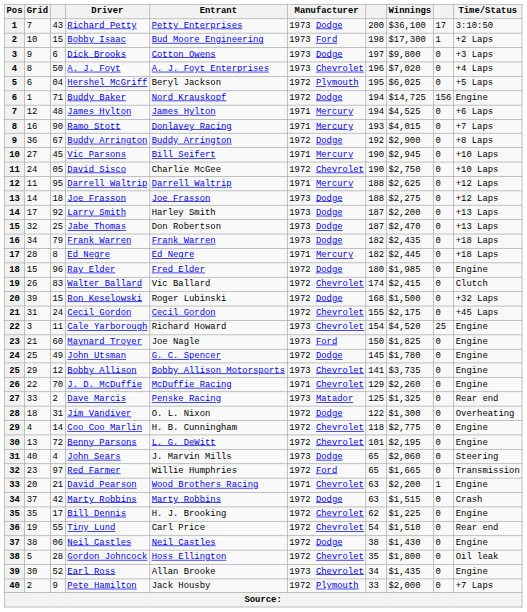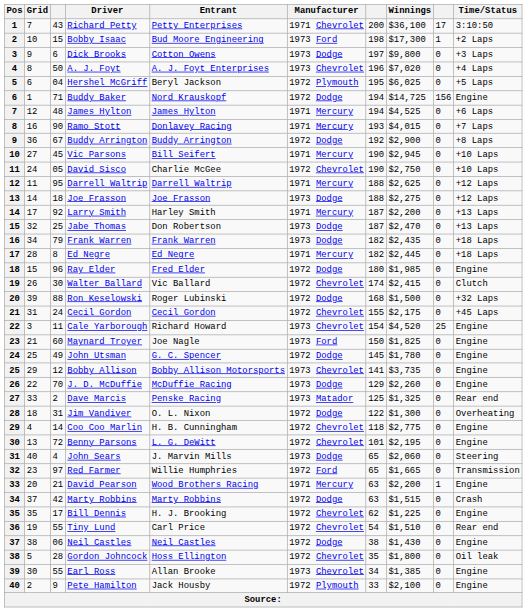(316, 26) 1973 Dodge -> (327, 26) 1971 Chevrolet
(316, 213) 1973 Dodge -> (321, 213) 1971 Mercury
(58, 285) 83 -> (58, 285) 30
(58, 299) 15 -> (58, 299) 88
(327, 385) 1971 Chevrolet -> (316, 385) 1973 Dodge
(327, 486) 1971 Chevrolet -> (321, 486) 1971 Mercury
(58, 572) 52 -> (58, 572) 55
(404, 572) $1,435 -> (404, 572) $1,385
(404, 586) $2,000 -> (404, 586) $2,100
(474, 586) +7 Laps -> (472, 586) Engine
